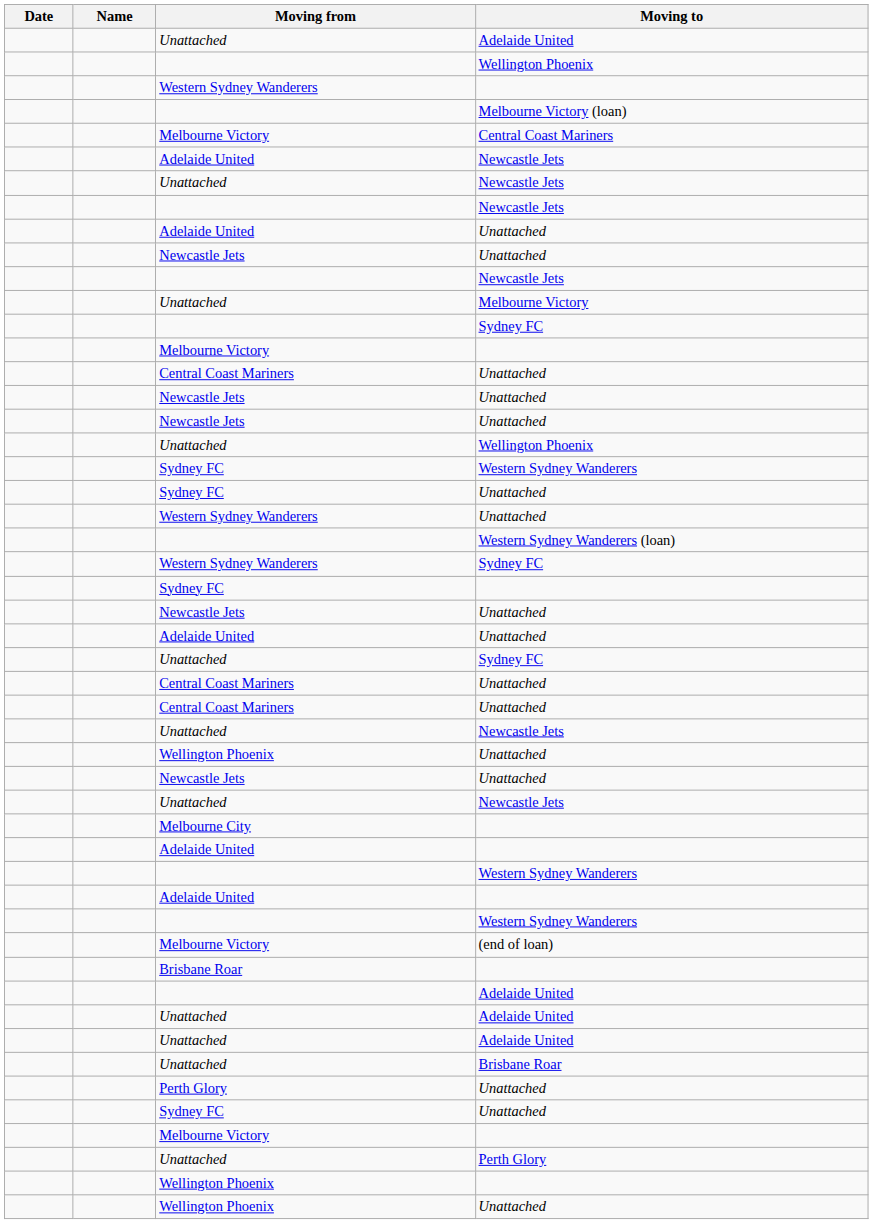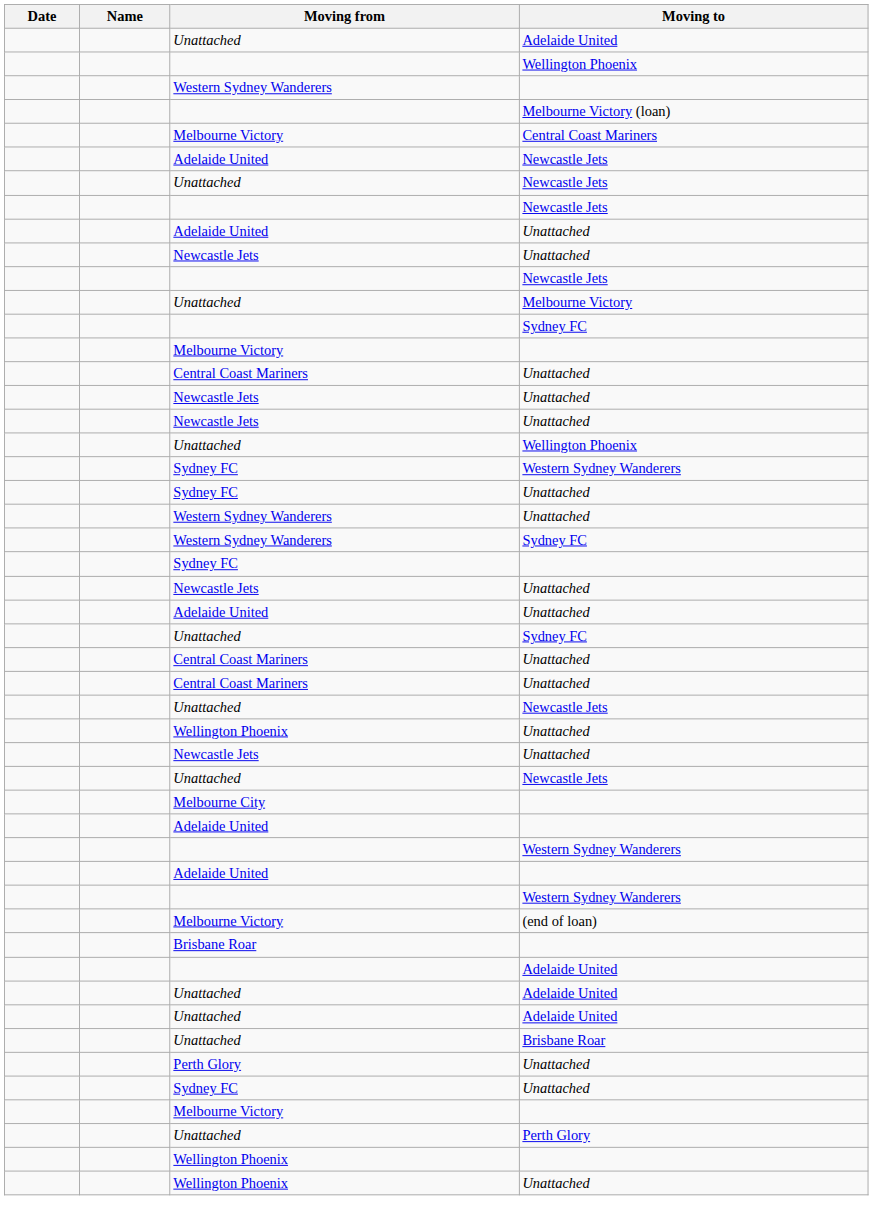- row: (316, 540)
